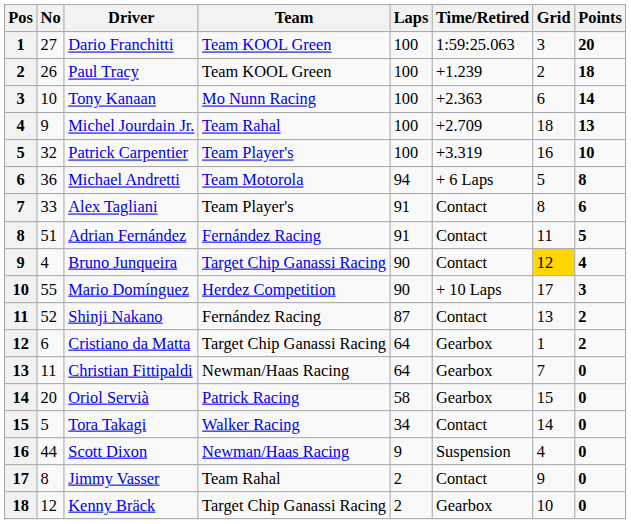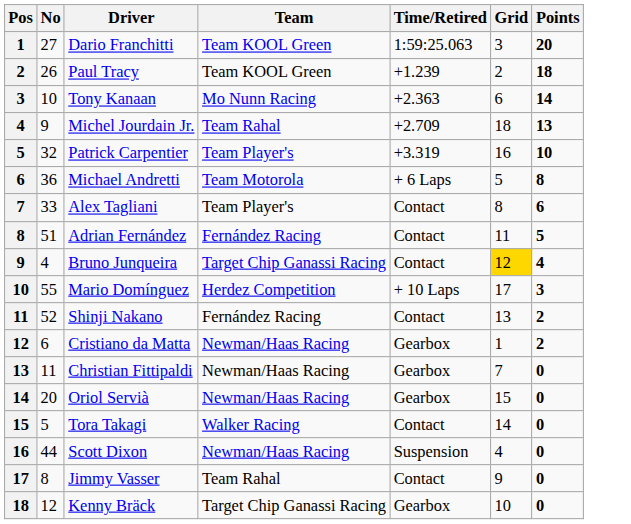- column: (411, 18)
(294, 343) Target Chip Ganassi Racing -> (276, 343) Newman/Haas Racing
(251, 397) Patrick Racing -> (276, 397) Newman/Haas Racing
